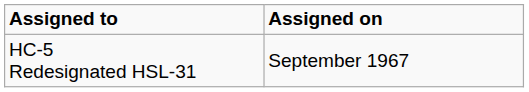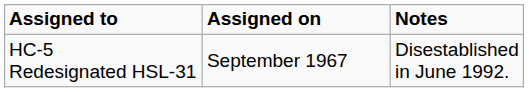+ column: (421, 19)
